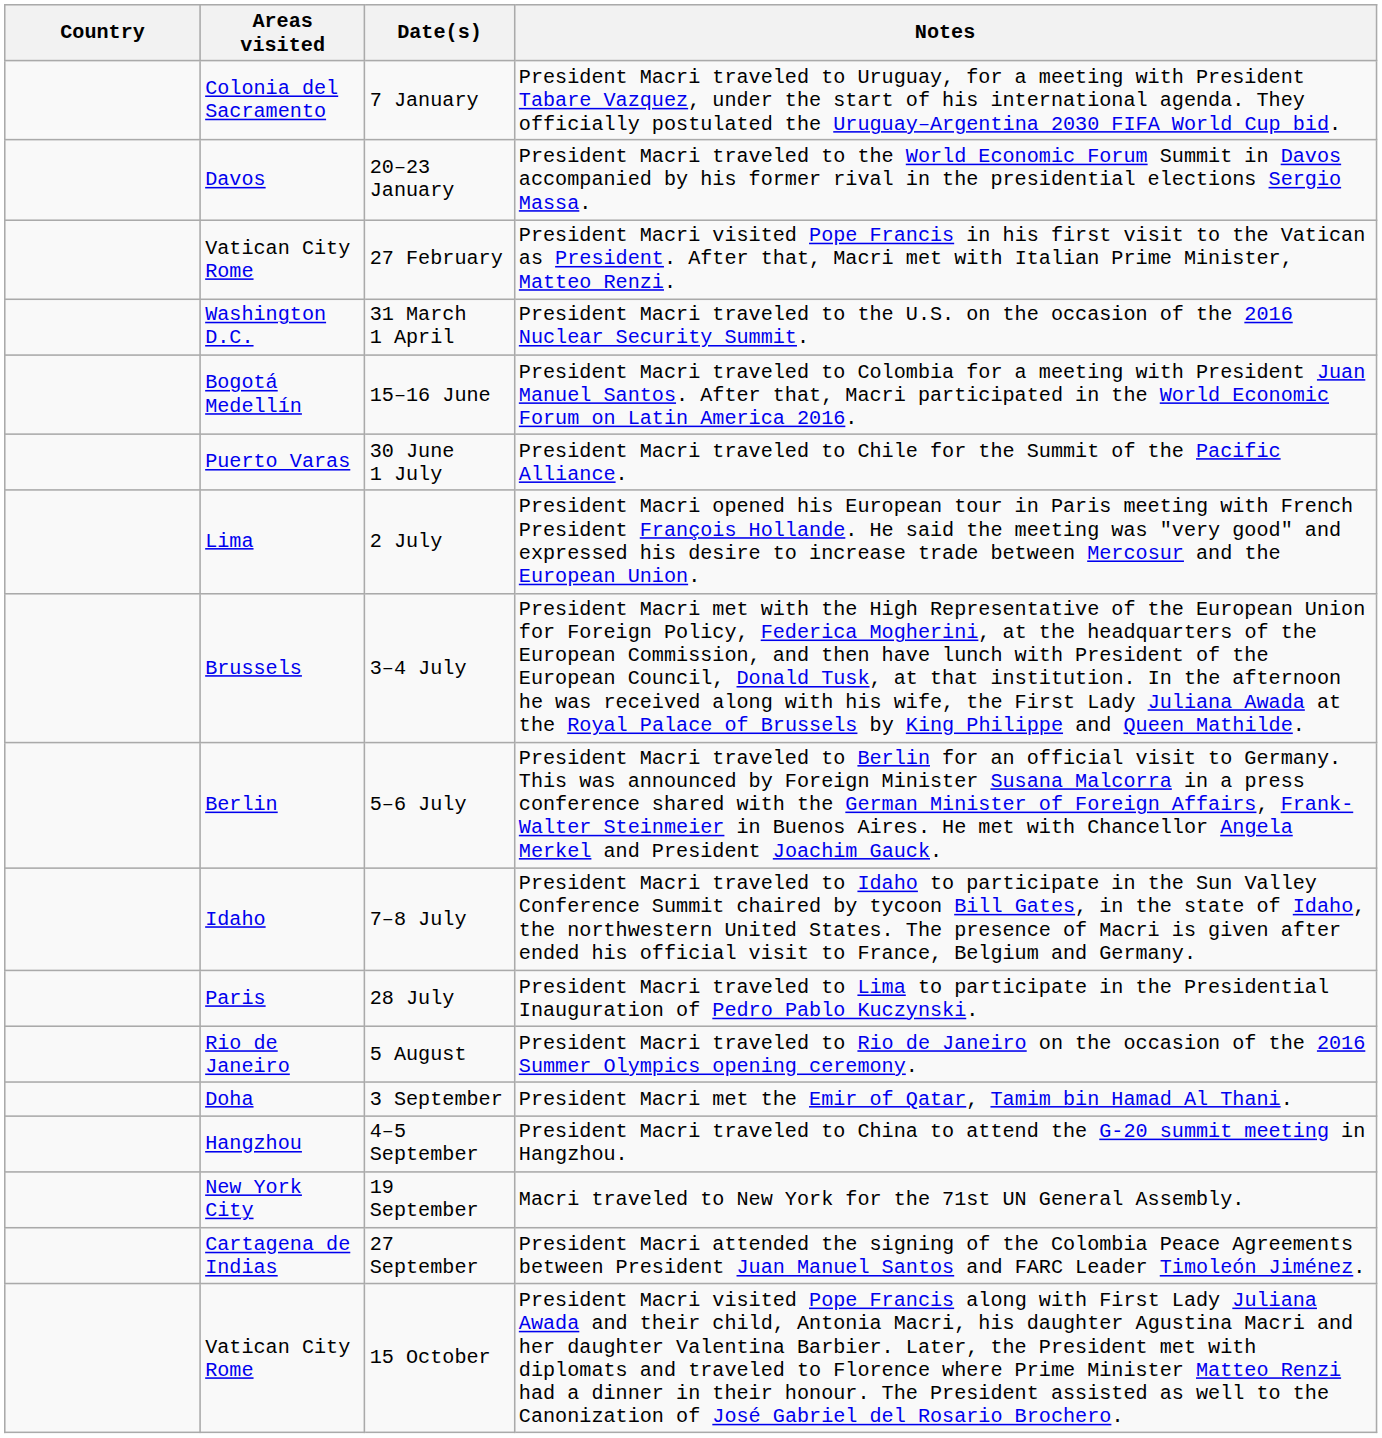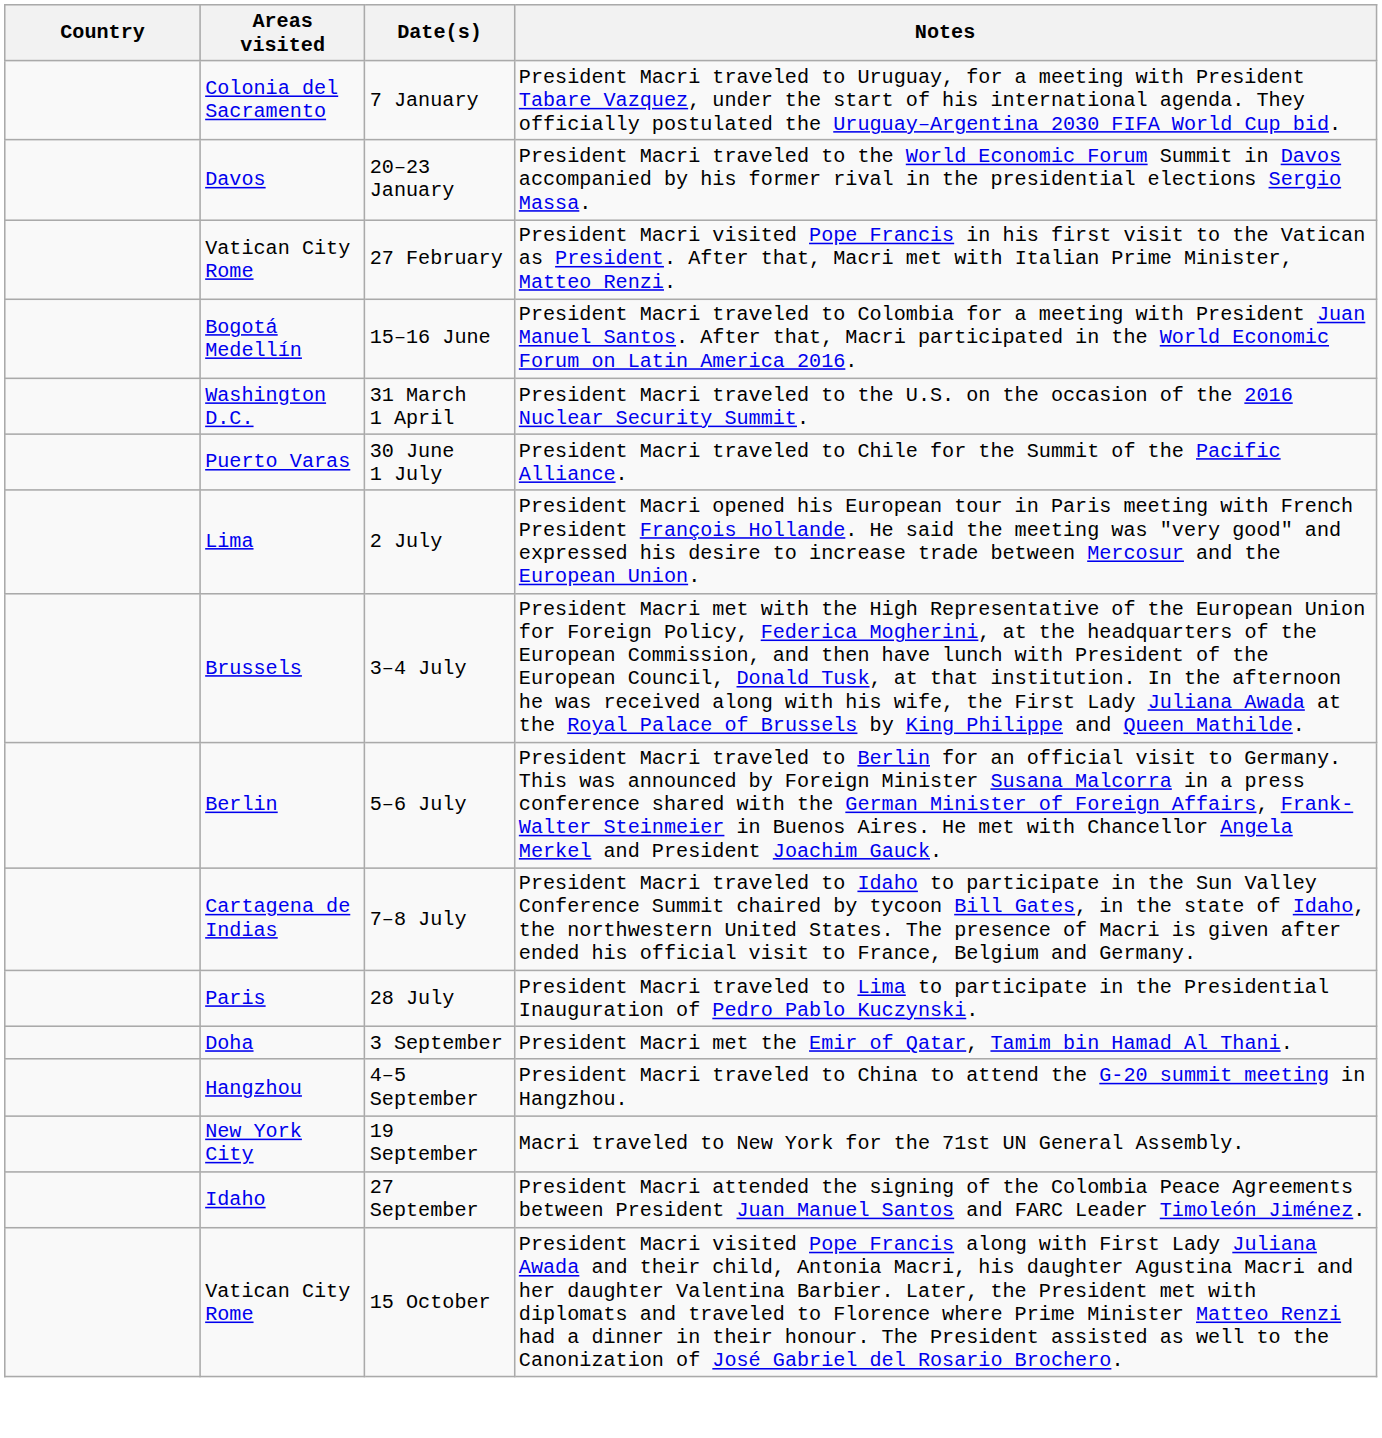rows swapped: (418, 327) <-> (430, 395)
(235, 919) Idaho -> (278, 919) Cartagena de Indias
- row: (418, 1055)
(278, 1256) Cartagena de Indias -> (235, 1200) Idaho
